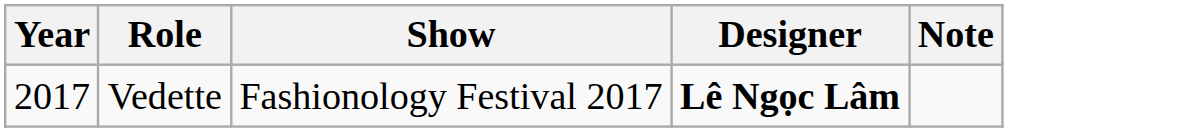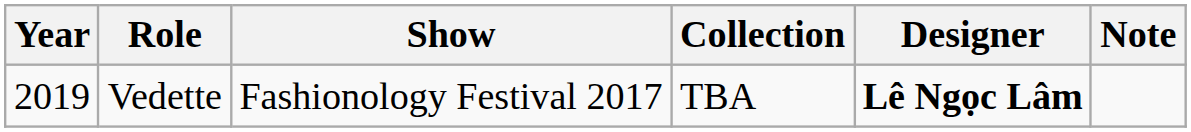+ column: (763, 34)
(52, 95) 2017 -> (52, 95) 2019
